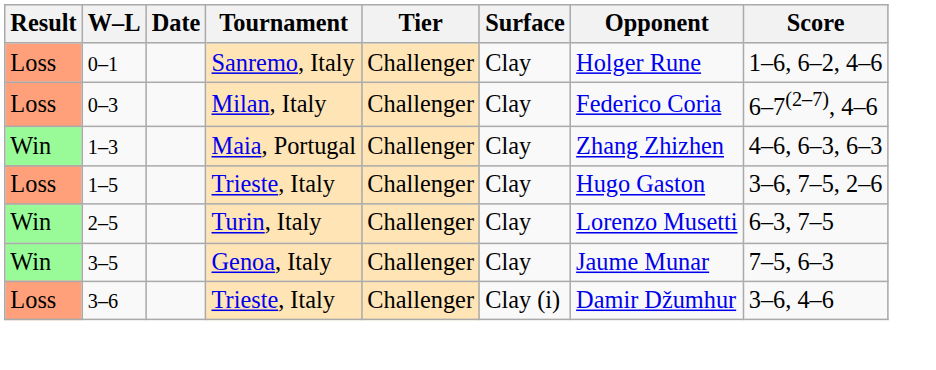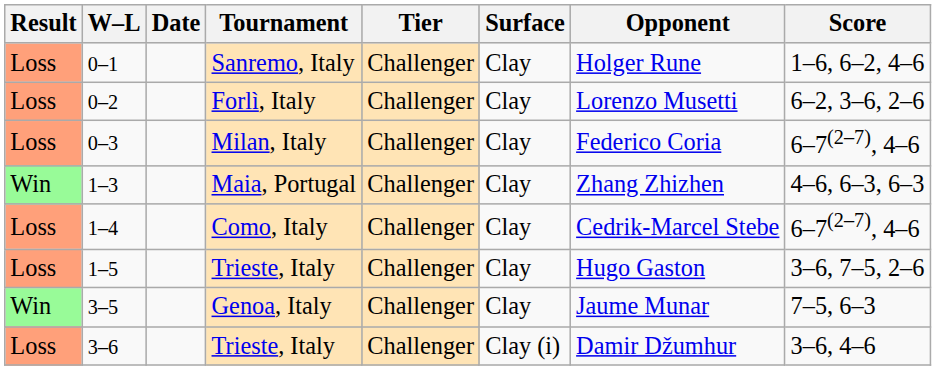+ row: (103, 102)
+ row: (103, 228)
- row: (103, 224)
